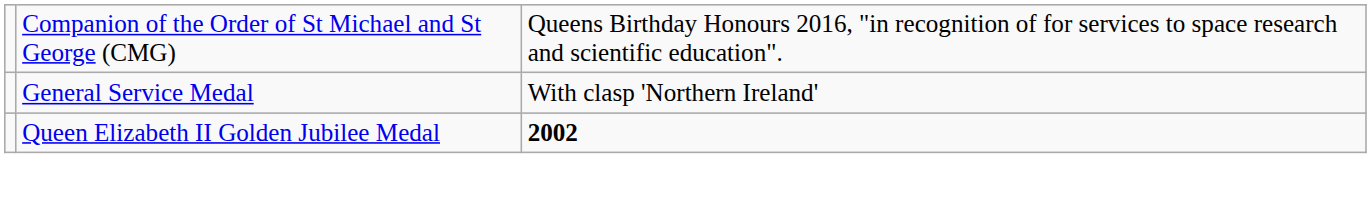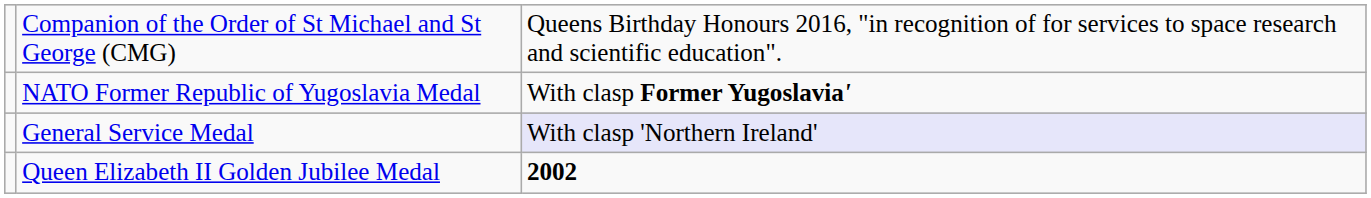+ row: (251, 92)
(673, 92) no background -> (672, 132) lavender background
